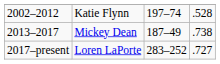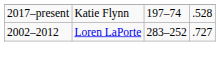(33, 13) 2002–2012 -> (38, 13) 2017–present
- row: (106, 31)
(38, 50) 2017–present -> (33, 31) 2002–2012
